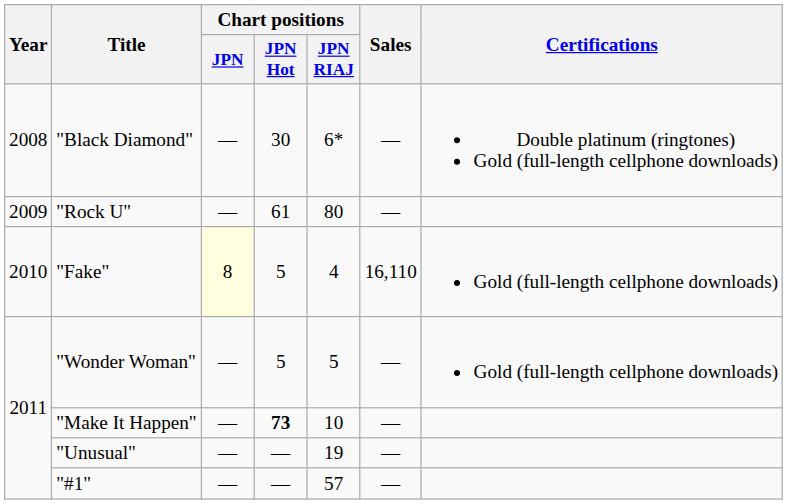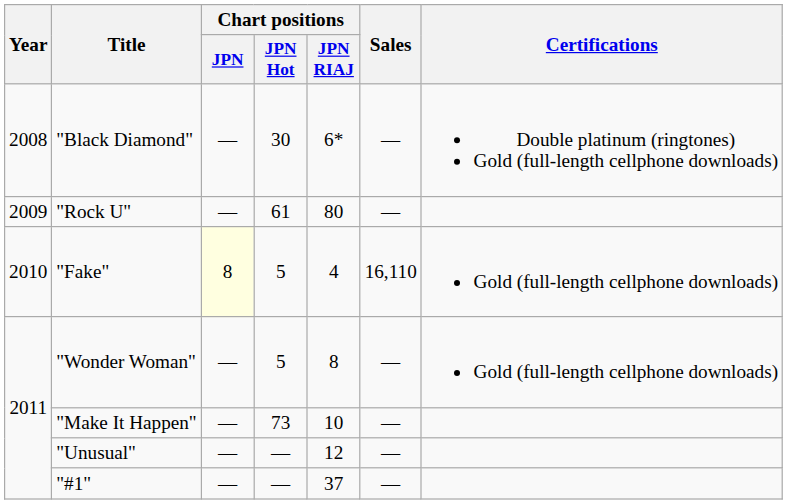(334, 362) 5 -> (334, 362) 8
(281, 422) bold -> (281, 422) normal
(334, 452) 19 -> (334, 452) 12
(334, 483) 57 -> (334, 483) 37
